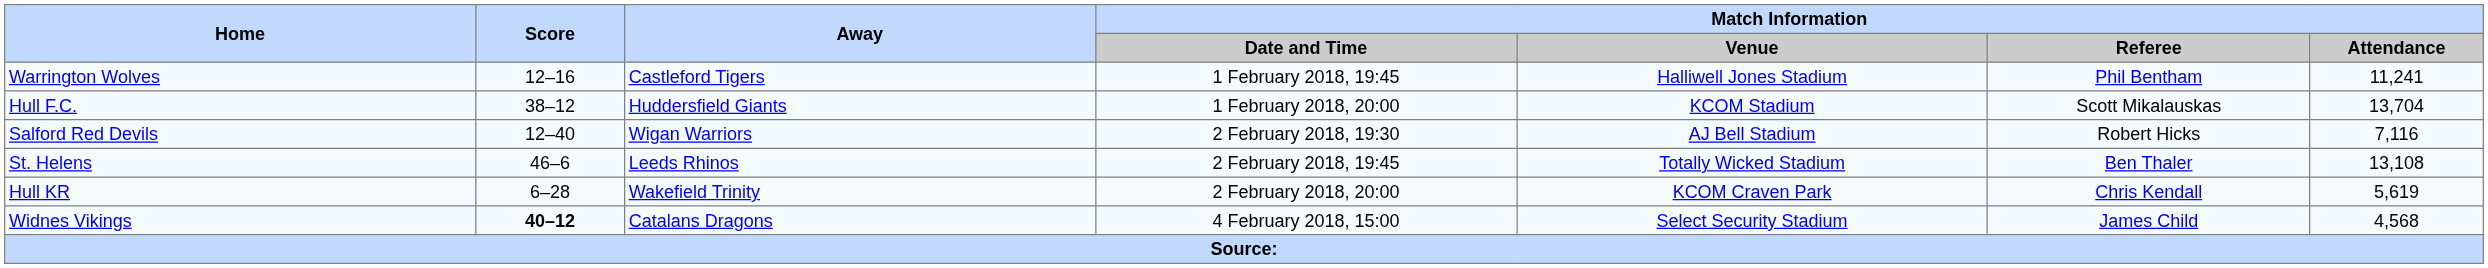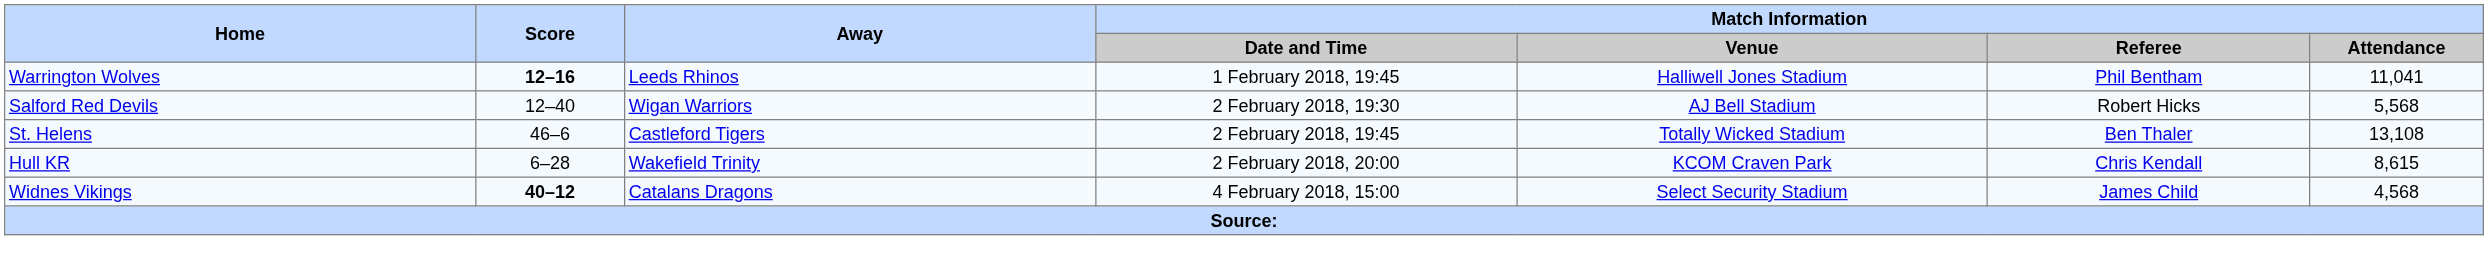(550, 76) normal -> (550, 76) bold
(697, 76) Castleford Tigers -> (684, 76) Leeds Rhinos
(2397, 76) 11,241 -> (2397, 76) 11,041
- row: (43, 105)
(2397, 134) 7,116 -> (2397, 105) 5,568
(684, 163) Leeds Rhinos -> (697, 134) Castleford Tigers
(2397, 192) 5,619 -> (2397, 163) 8,615
